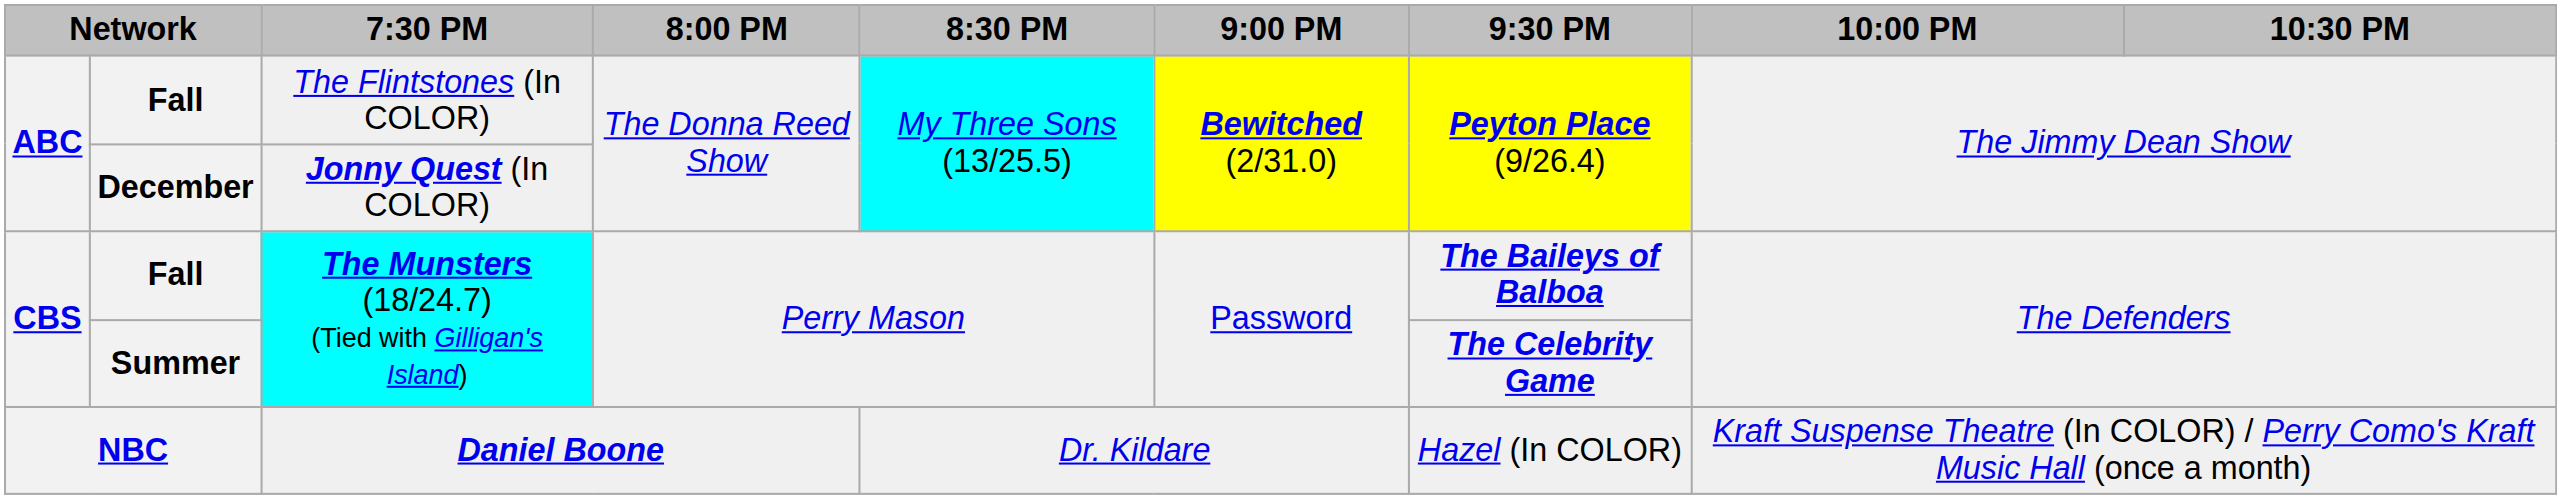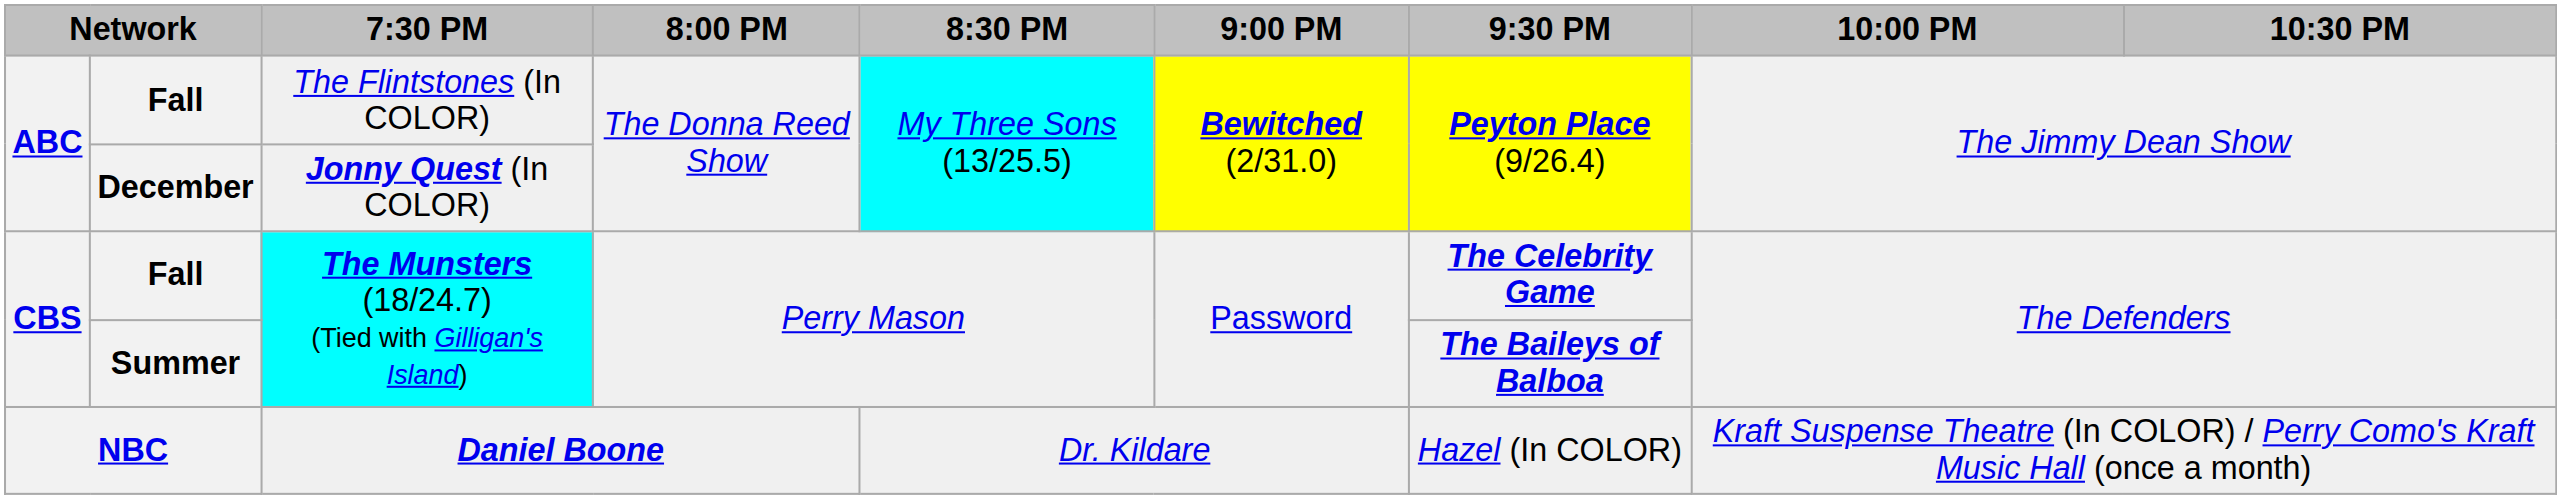(1550, 274) The Baileys of Balboa -> (1550, 274) The Celebrity Game
(1550, 362) The Celebrity Game -> (1550, 362) The Baileys of Balboa
